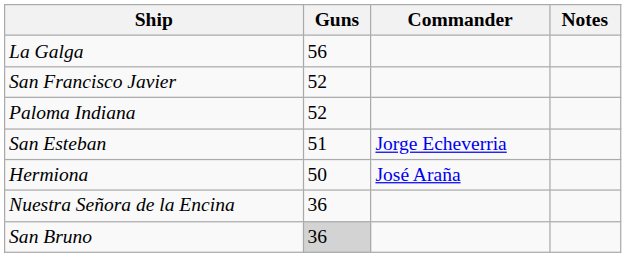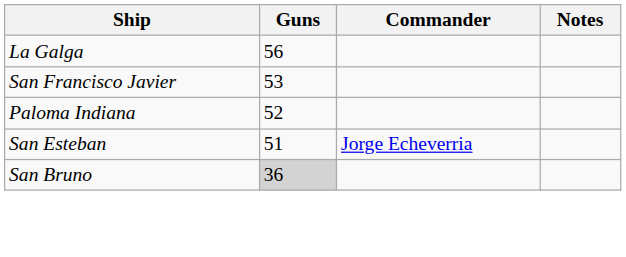(317, 81) 52 -> (273, 81) 53
- row: (49, 174)
- row: (122, 205)
